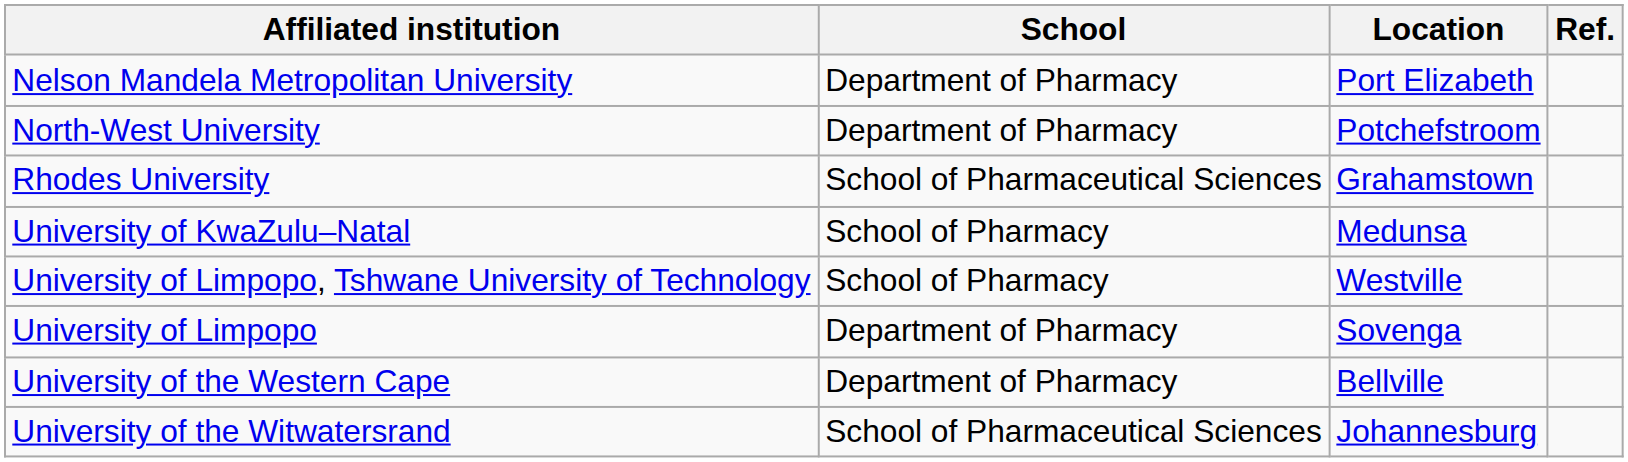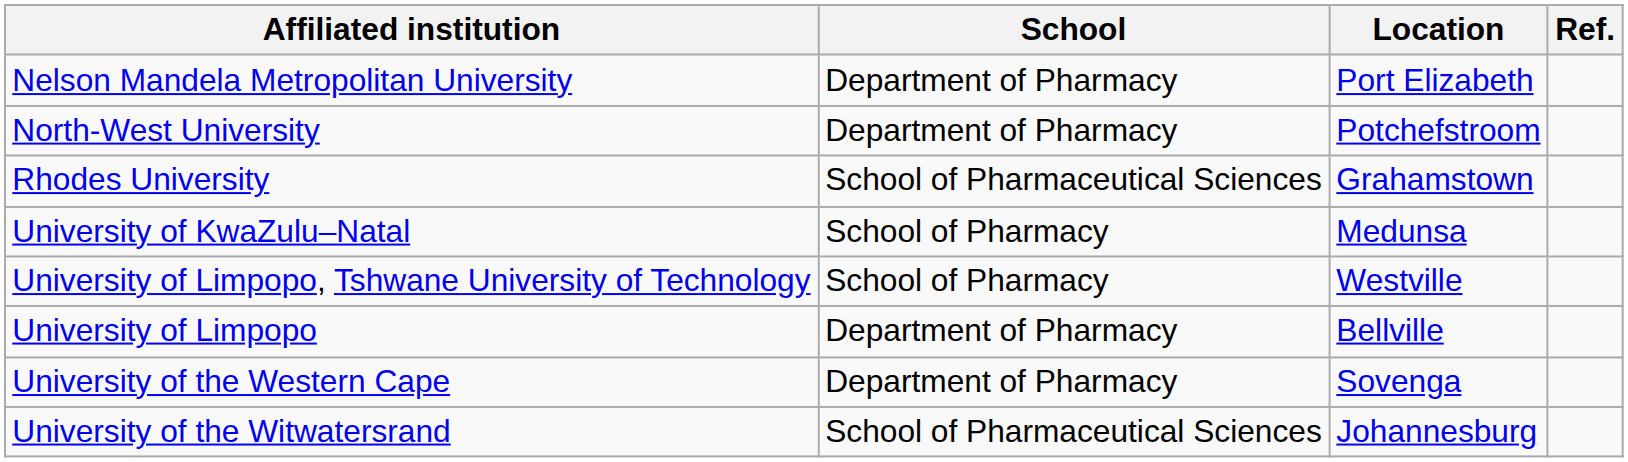(1399, 331) Sovenga -> (1390, 331) Bellville
(1390, 381) Bellville -> (1399, 381) Sovenga
